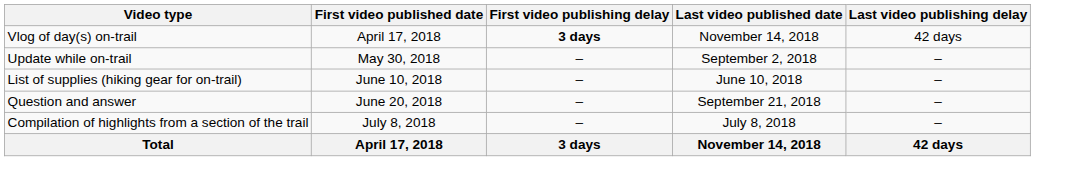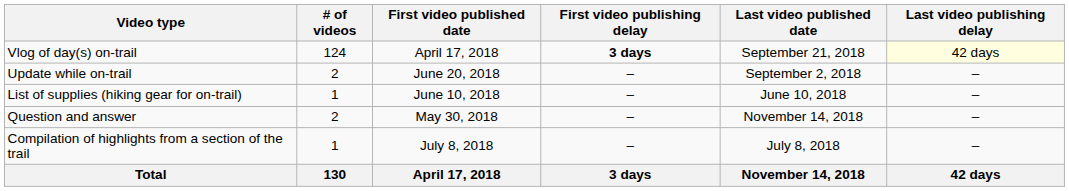+ column: (335, 22)
(759, 36) November 14, 2018 -> (803, 52) September 21, 2018
(938, 36) no background -> (976, 52) lightyellow background
(399, 58) May 30, 2018 -> (457, 73) June 20, 2018
(399, 101) June 20, 2018 -> (457, 116) May 30, 2018
(759, 101) September 21, 2018 -> (803, 116) November 14, 2018
